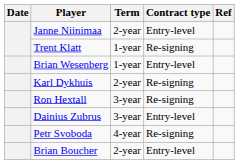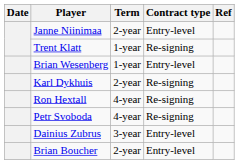(127, 99) 3-year -> (127, 99) 4-year
rows swapped: (63, 133) <-> (67, 116)
